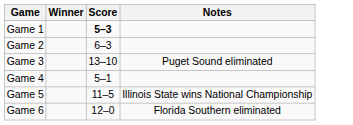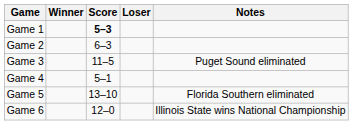+ column: (136, 12)
(103, 62) 13–10 -> (103, 62) 11–5
(103, 95) 11–5 -> (103, 95) 13–10
(217, 95) Illinois State wins National Championship -> (250, 95) Florida Southern eliminated
(217, 111) Florida Southern eliminated -> (250, 111) Illinois State wins National Championship
